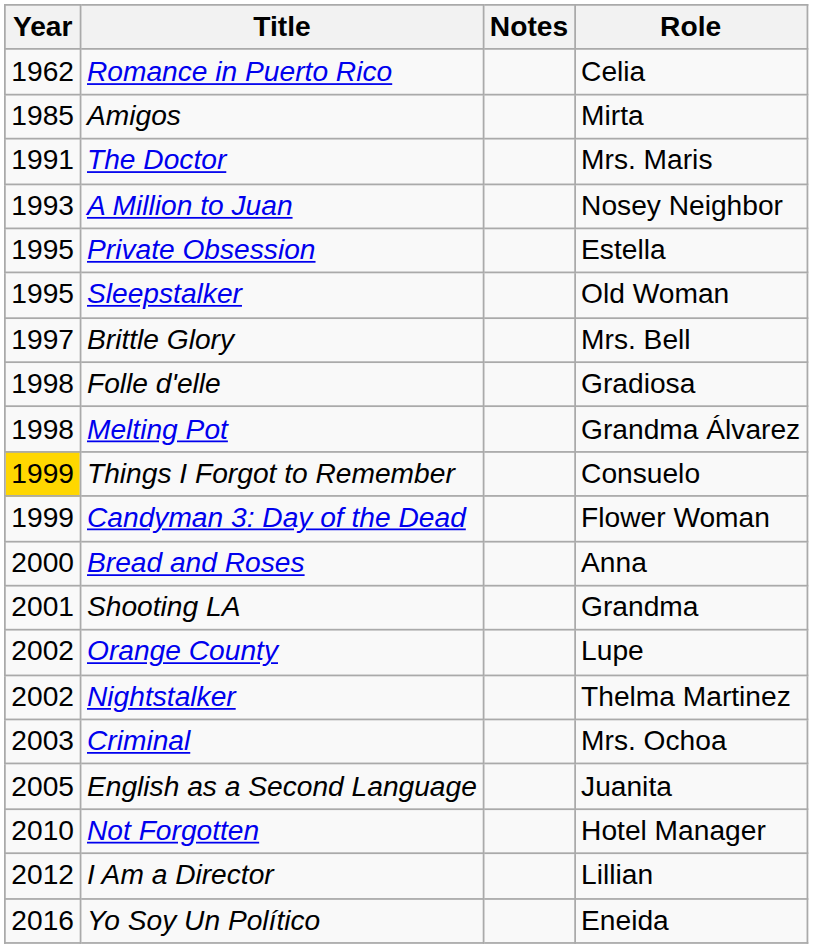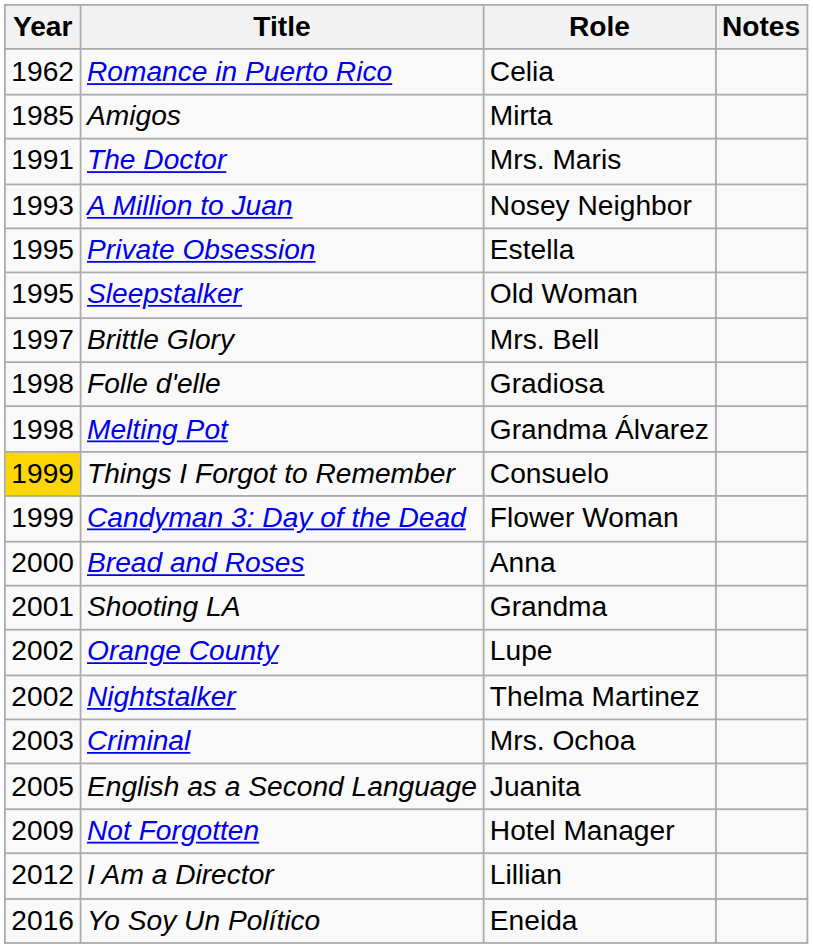columns swapped: (691, 26) <-> (529, 26)
(43, 830) 2010 -> (43, 830) 2009
